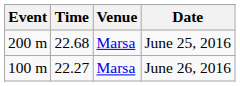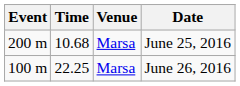(72, 43) 22.68 -> (72, 43) 10.68
(72, 68) 22.27 -> (72, 68) 22.25
